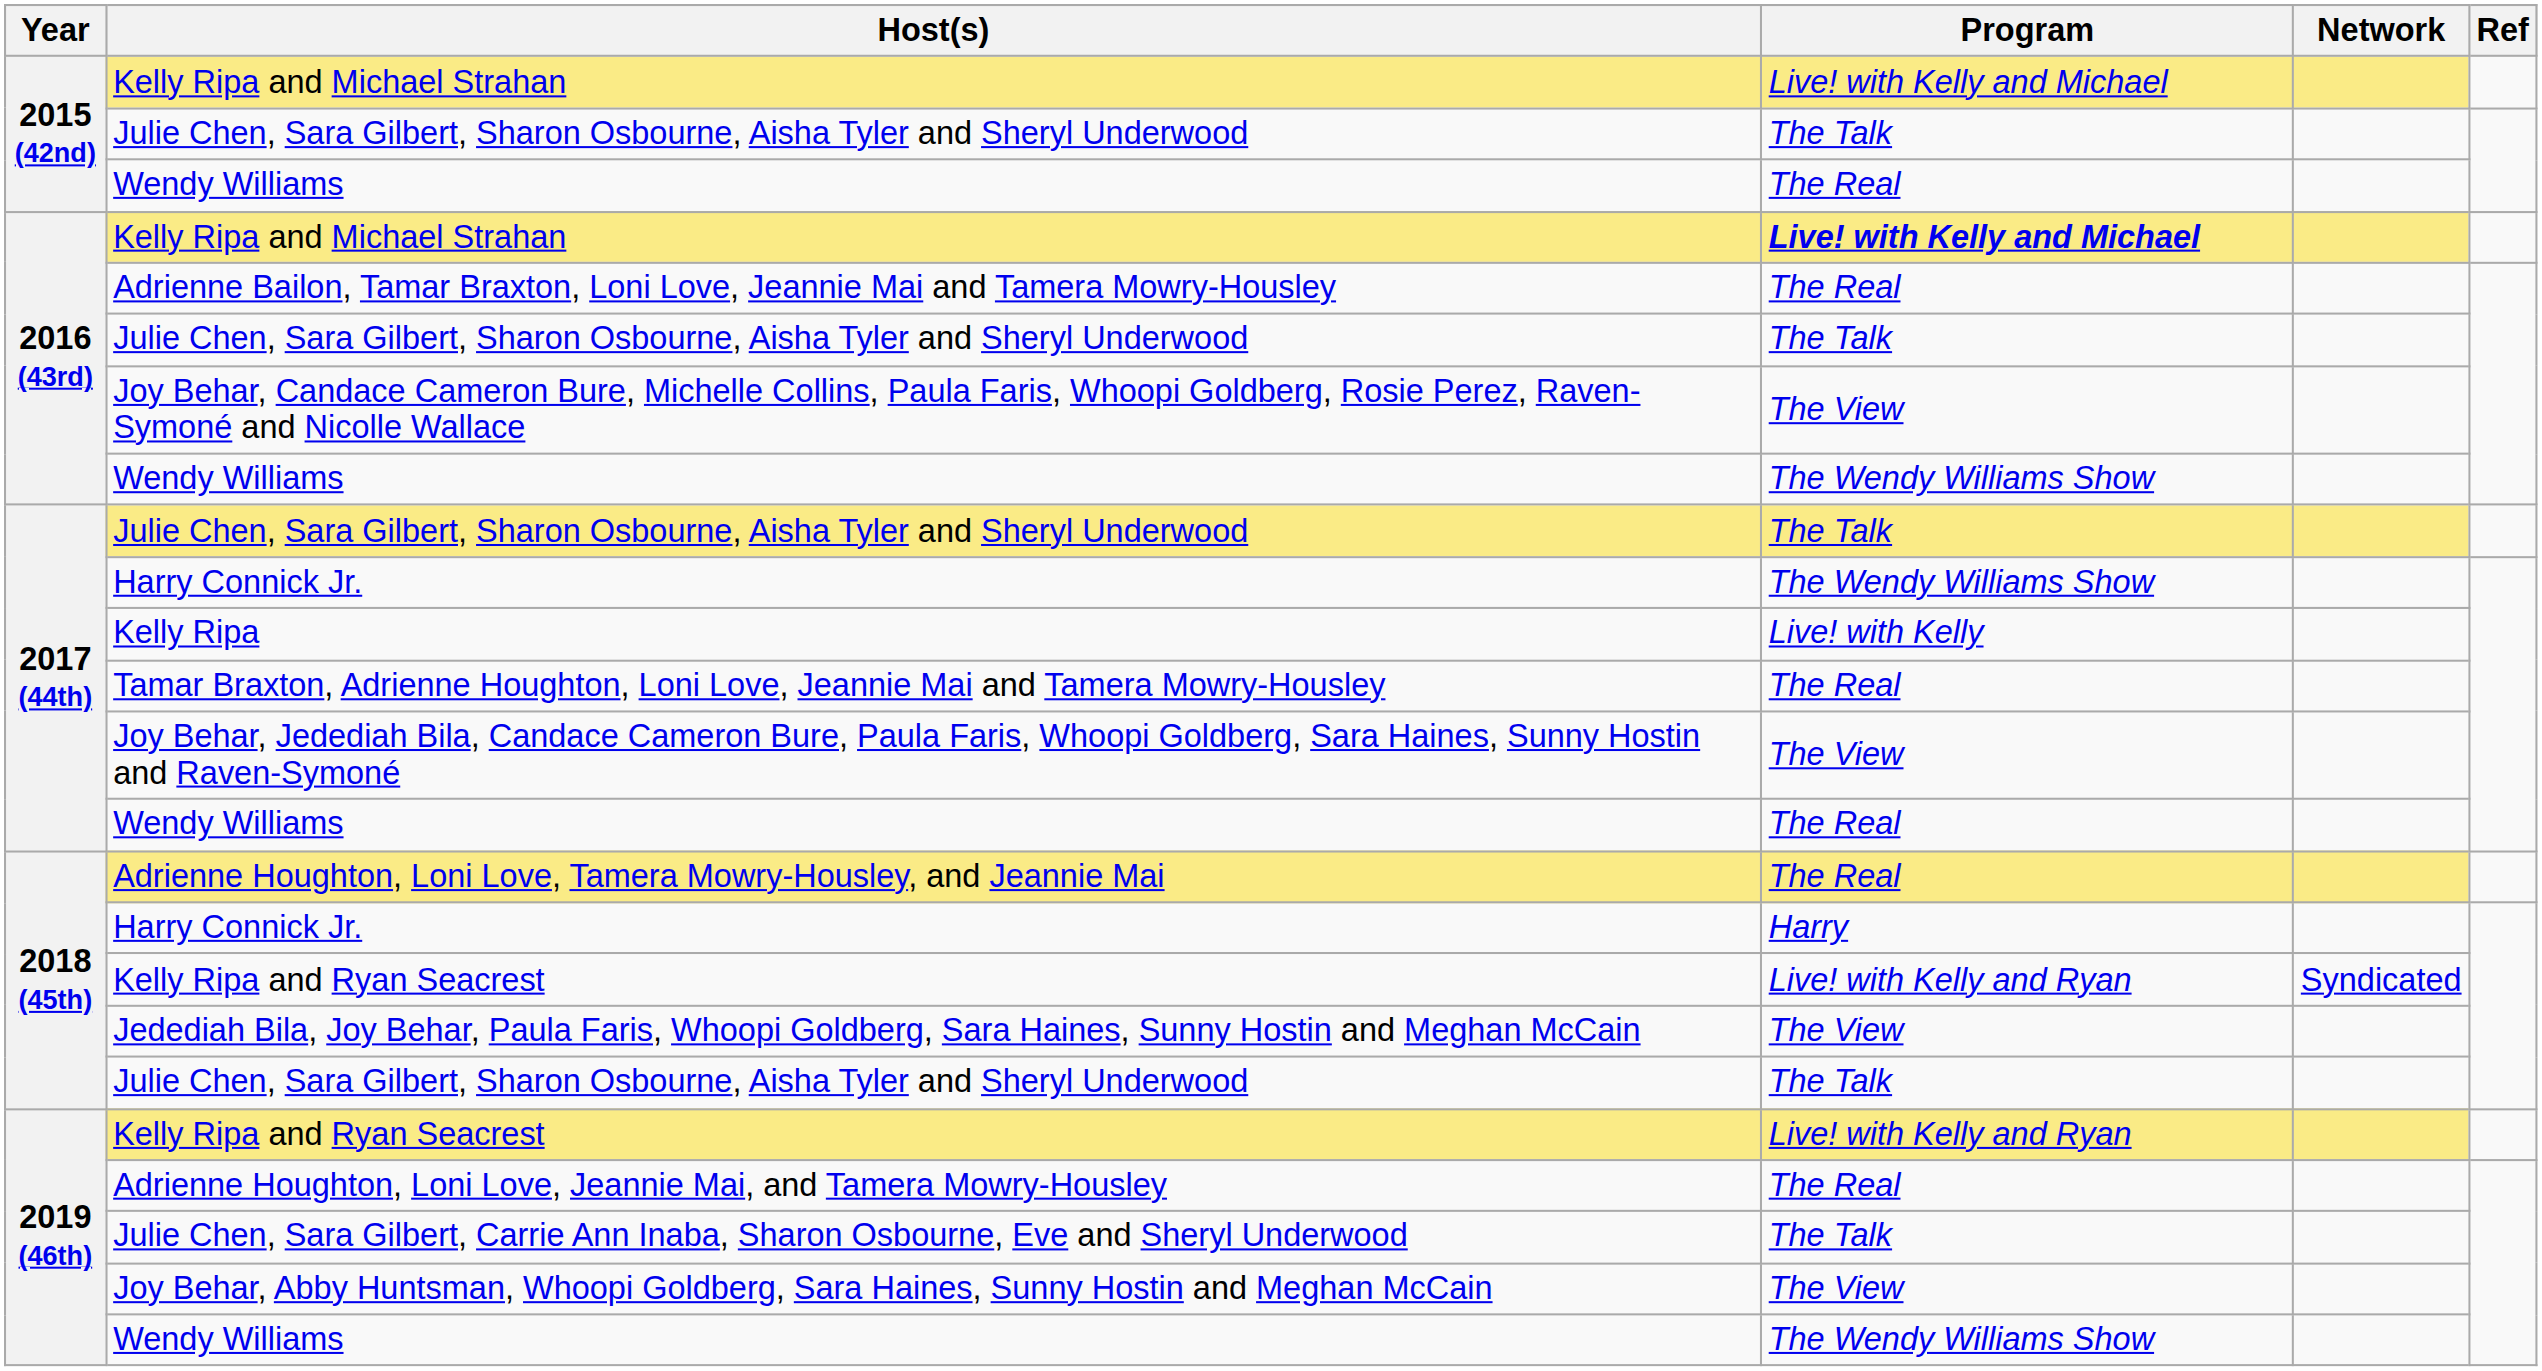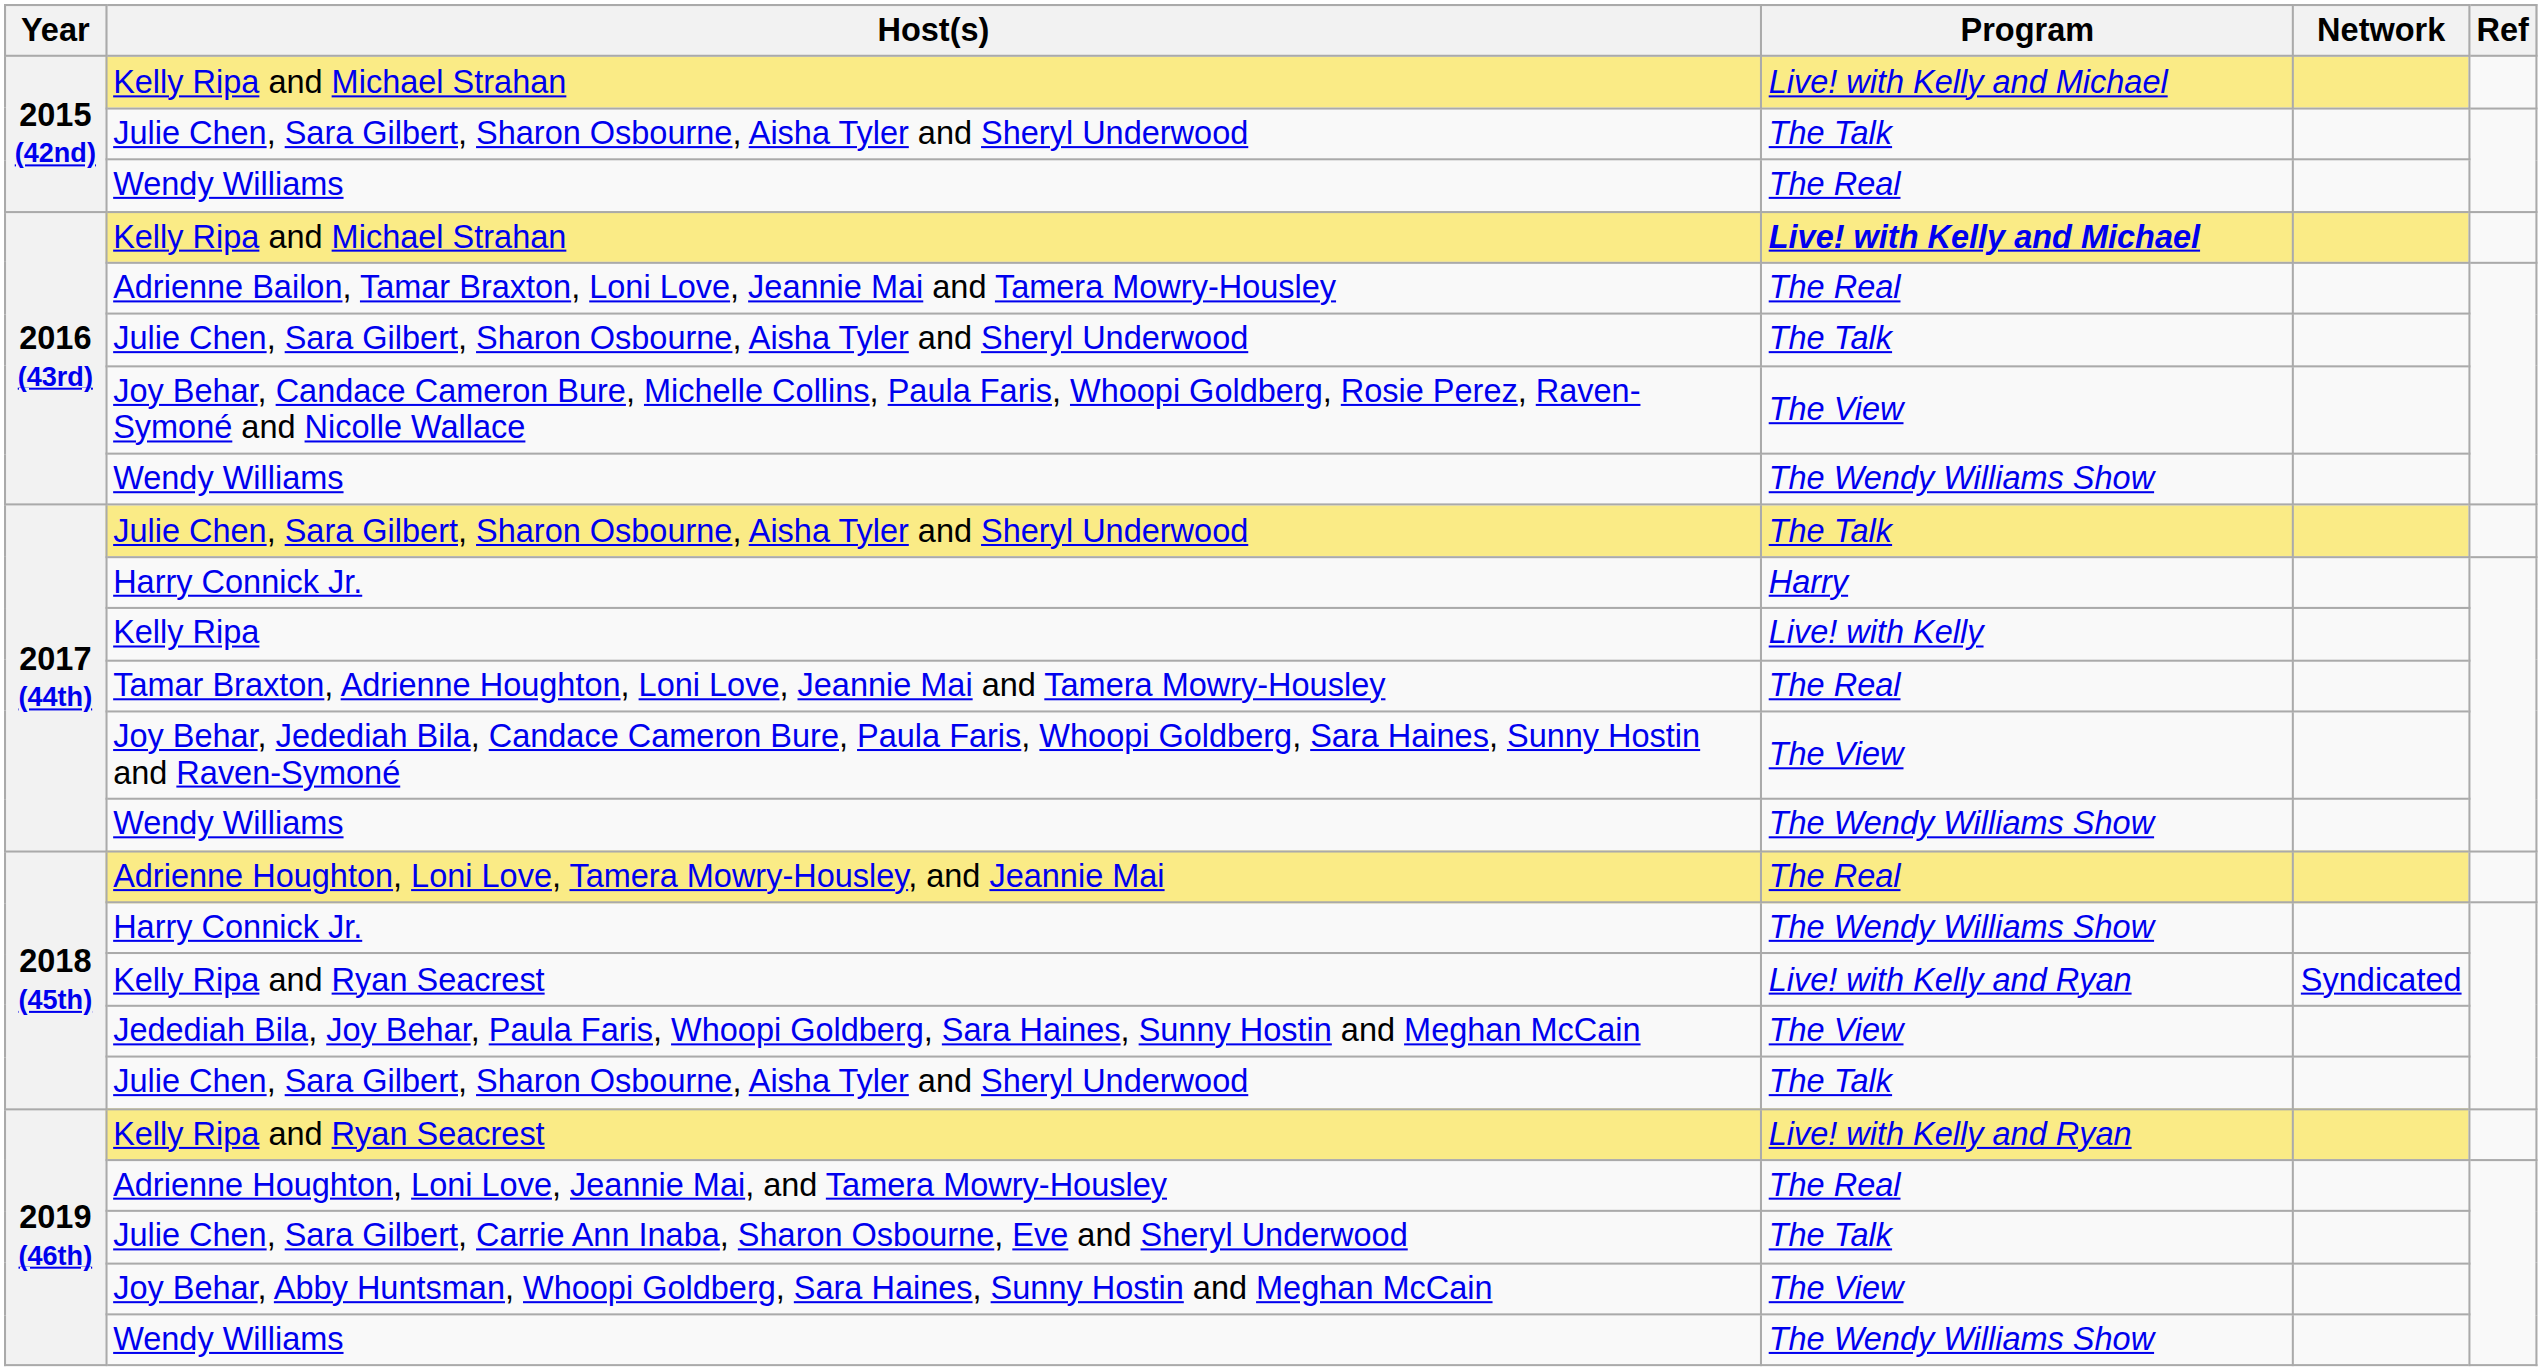(1961, 581) The Wendy Williams Show -> (1808, 581) Harry
(1835, 824) The Real -> (1961, 824) The Wendy Williams Show
(1808, 927) Harry -> (1961, 927) The Wendy Williams Show
